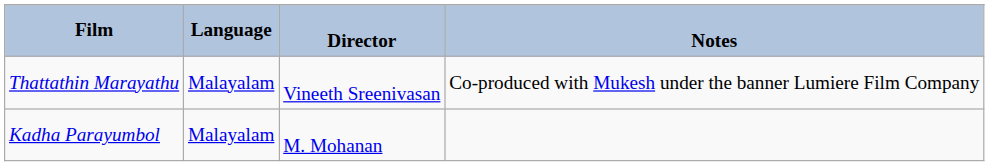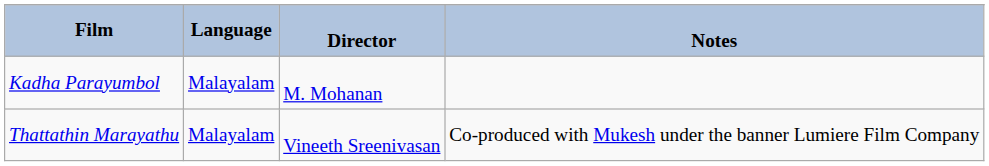rows swapped: (84, 134) <-> (94, 82)
